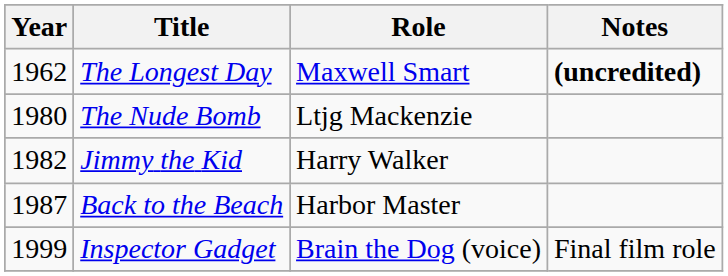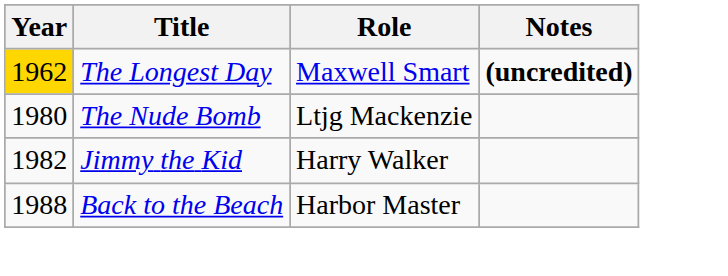(39, 71) no background -> (39, 71) gold background
(39, 204) 1987 -> (39, 204) 1988
- row: (178, 248)
